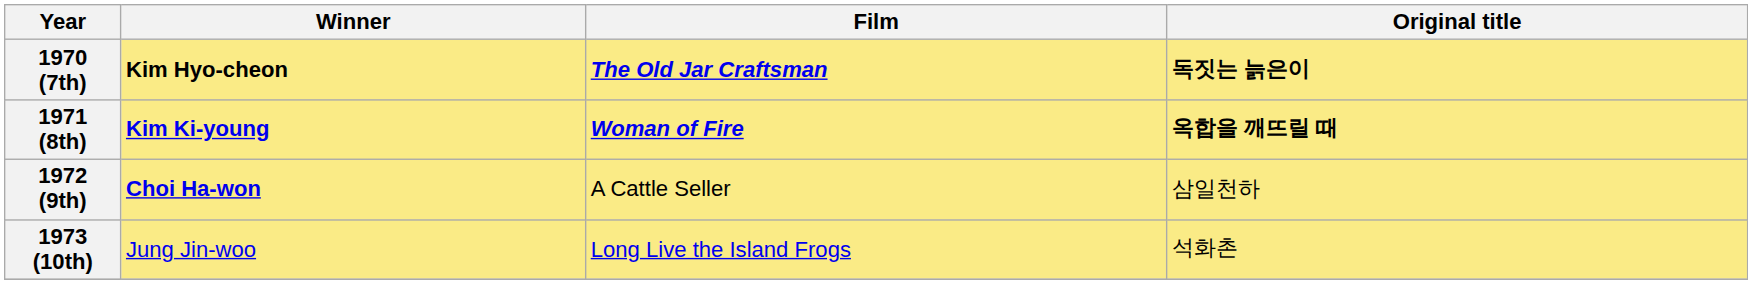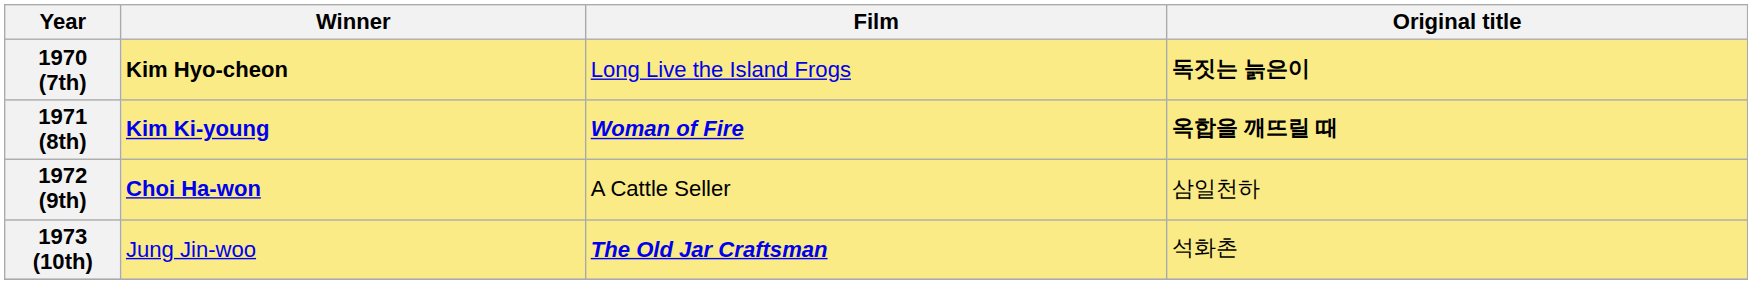(709, 69) The Old Jar Craftsman -> (721, 69) Long Live the Island Frogs
(721, 249) Long Live the Island Frogs -> (709, 249) The Old Jar Craftsman
